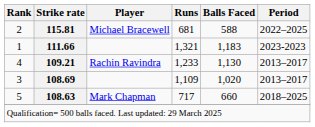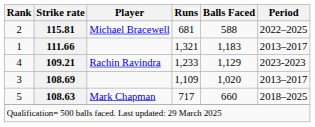(283, 46) 2023-2023 -> (284, 46) 2013–2017
(229, 63) 1,130 -> (229, 63) 1,129
(284, 63) 2013–2017 -> (283, 63) 2023-2023
